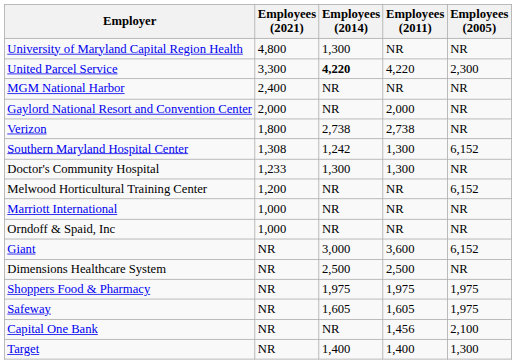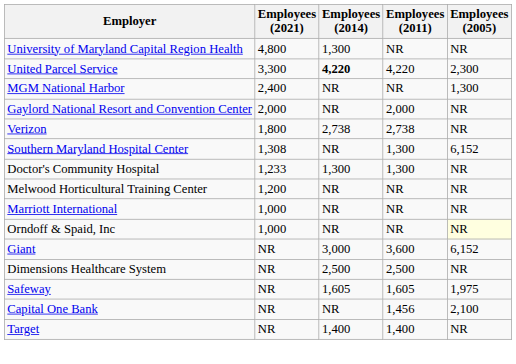(459, 88) NR -> (464, 88) 1,300
(336, 149) 1,242 -> (331, 149) NR
(464, 189) 6,152 -> (459, 189) NR
(459, 229) no background -> (459, 229) lightyellow background
- row: (79, 289)
(464, 349) 1,300 -> (459, 329) NR
